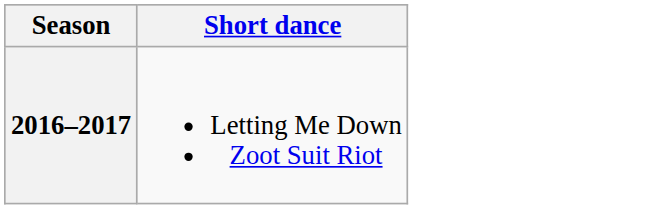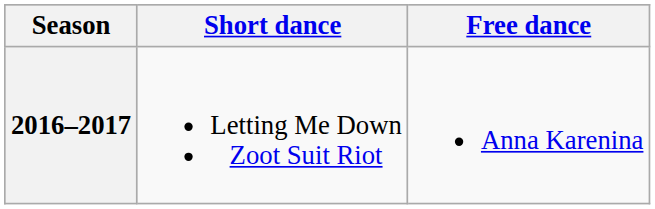+ column: (529, 25)
